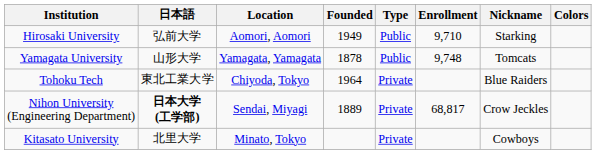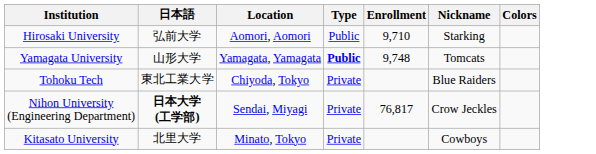- column: (350, 15)
(395, 58) normal -> (344, 58) bold
(448, 109) 68,817 -> (396, 109) 76,817
